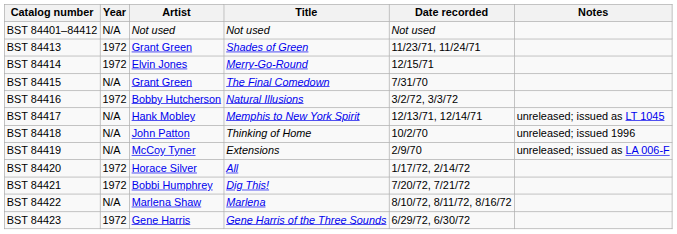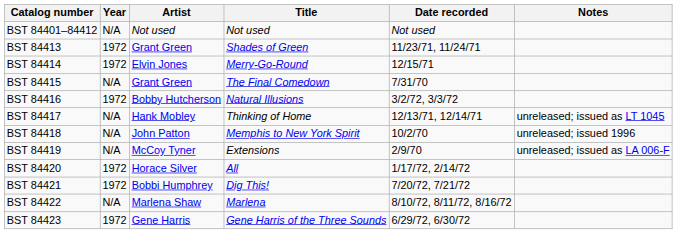(293, 116) Memphis to New York Spirit -> (269, 116) Thinking of Home
(269, 133) Thinking of Home -> (293, 133) Memphis to New York Spirit
